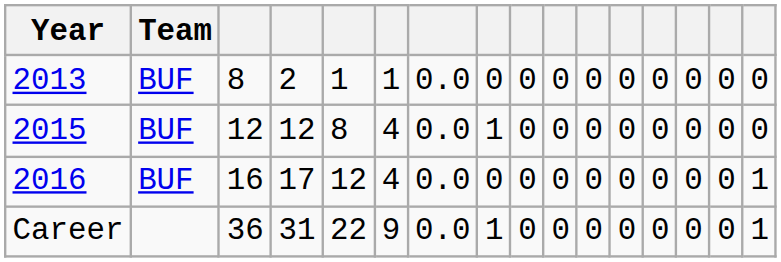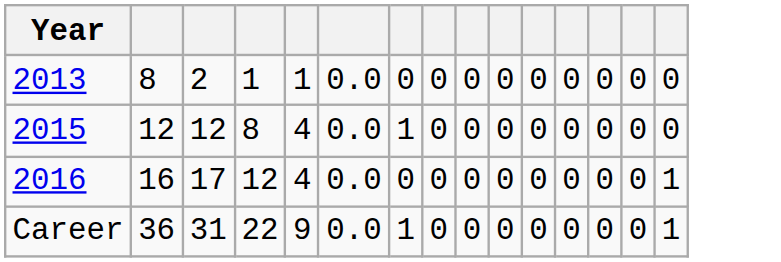- column: (175, 30)
